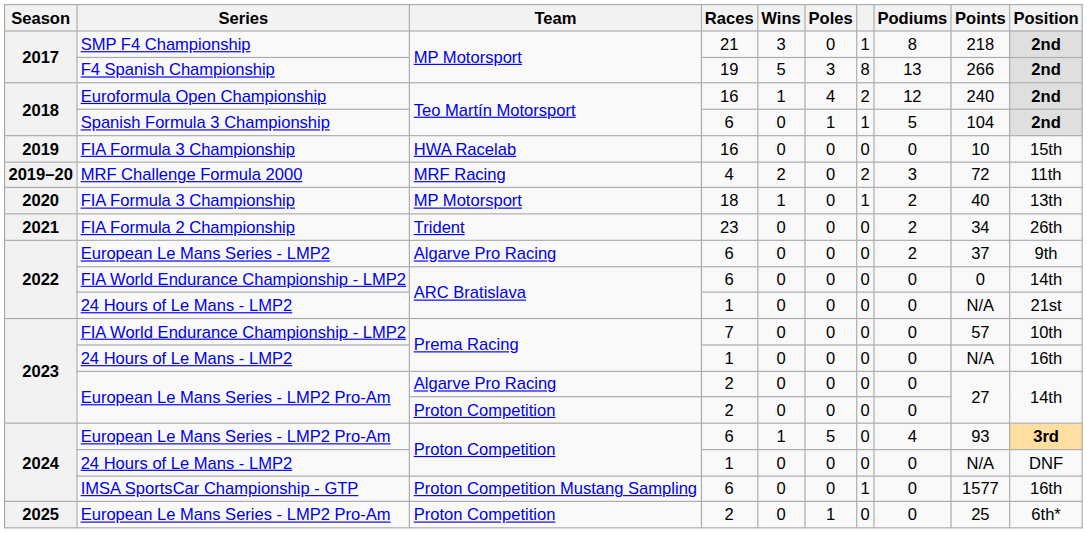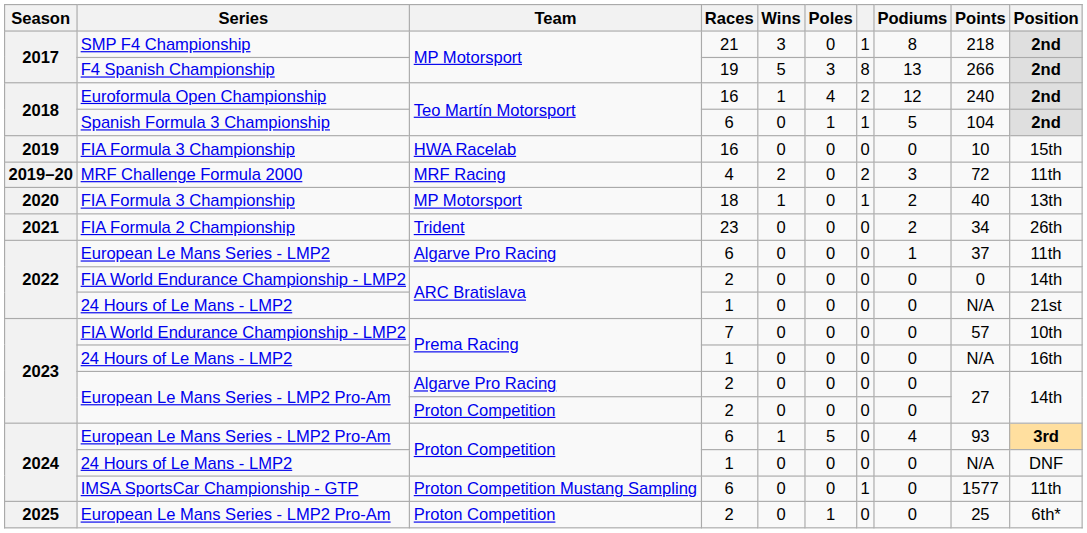(912, 254) 2 -> (912, 254) 1
(1046, 254) 9th -> (1046, 254) 11th
(729, 280) 6 -> (729, 280) 2
(1046, 489) 16th -> (1046, 489) 11th
